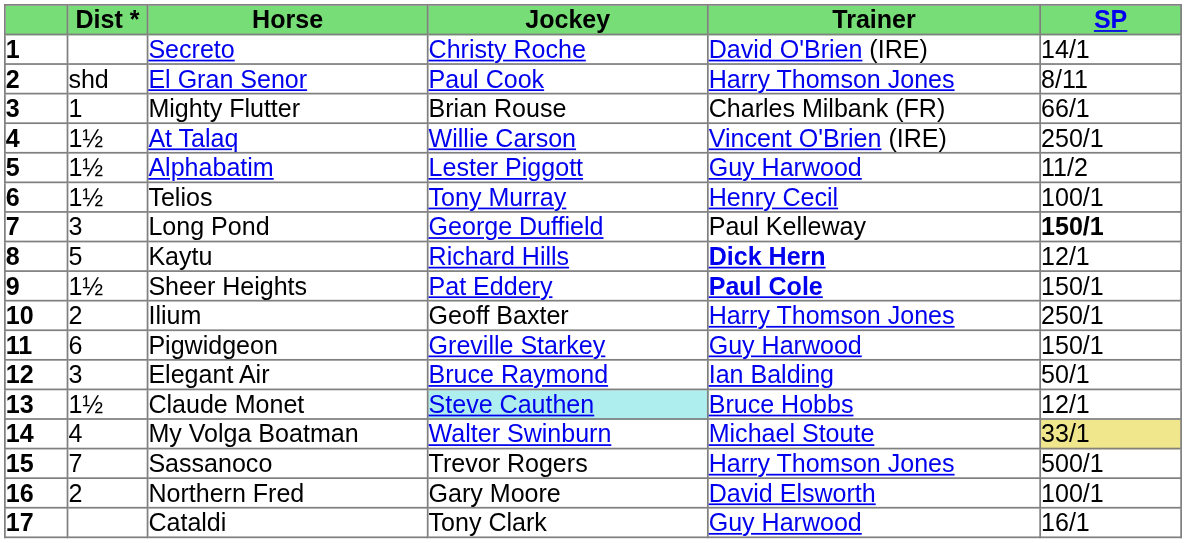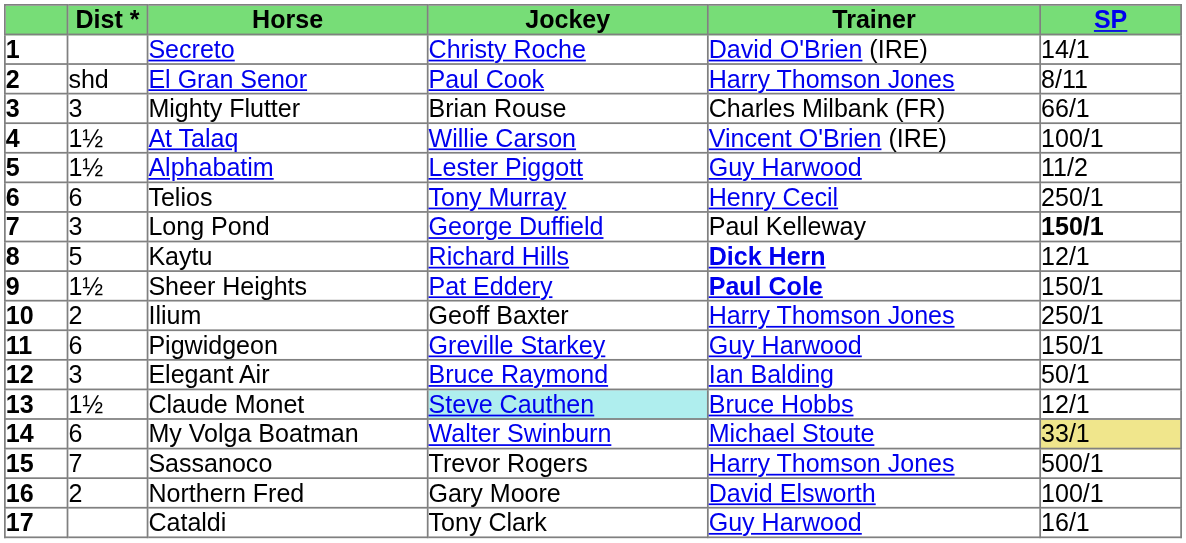(75, 108) 1 -> (75, 108) 3
(1072, 138) 250/1 -> (1072, 138) 100/1
(86, 197) 1½ -> (75, 197) 6
(1072, 197) 100/1 -> (1072, 197) 250/1
(75, 434) 4 -> (75, 434) 6
